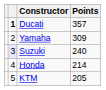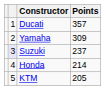(13, 24) bold -> (13, 24) normal
(79, 51) 240 -> (79, 51) 237
